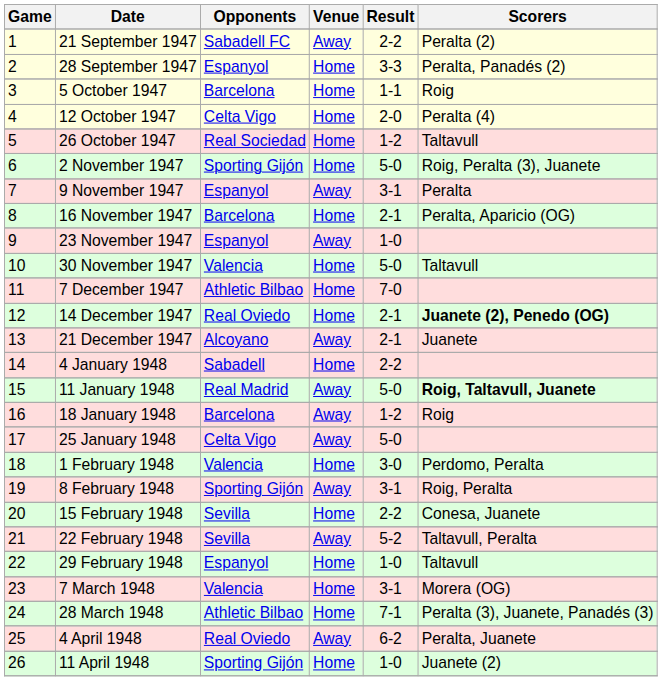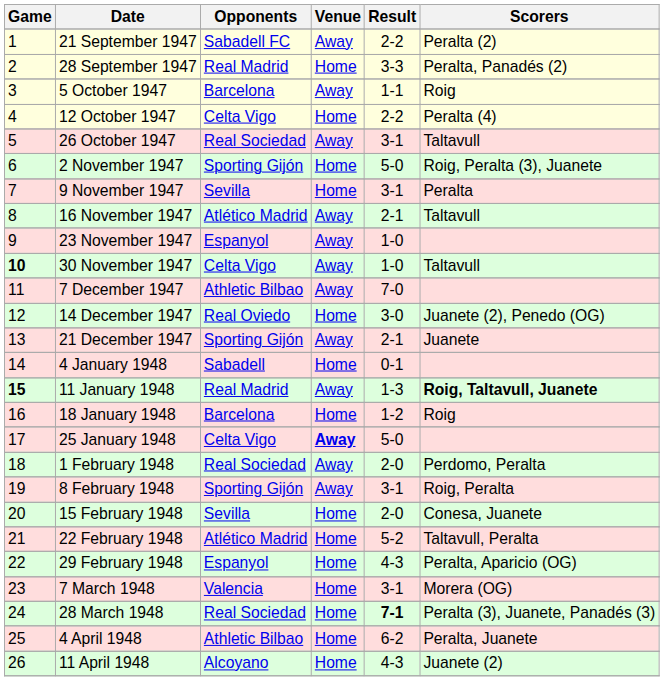(236, 66) Espanyol -> (246, 66) Real Madrid
(334, 91) Home -> (334, 91) Away
(390, 116) 2-0 -> (392, 116) 2-2
(334, 141) Home -> (334, 141) Away
(390, 141) 1-2 -> (392, 141) 3-1
(236, 191) Espanyol -> (227, 191) Sevilla
(332, 191) Away -> (336, 191) Home
(239, 215) Barcelona -> (256, 215) Atlético Madrid
(334, 215) Home -> (334, 215) Away
(498, 215) Peralta, Aparicio (OG) -> (452, 215) Taltavull
(17, 265) normal -> (17, 265) bold
(233, 265) Valencia -> (240, 265) Celta Vigo
(334, 265) Home -> (334, 265) Away
(390, 265) 5-0 -> (392, 265) 1-0
(334, 290) Home -> (334, 290) Away
(390, 315) 2-1 -> (392, 315) 3-0
(515, 315) bold -> (514, 315) normal
(236, 340) Alcoyano -> (254, 340) Sporting Gijón
(390, 365) 2-2 -> (392, 365) 0-1
(17, 389) normal -> (17, 389) bold
(390, 389) 5-0 -> (392, 389) 1-3
(332, 414) Away -> (336, 414) Home
(332, 439) normal -> (335, 439) bold
(233, 464) Valencia -> (255, 464) Real Sociedad
(334, 464) Home -> (334, 464) Away
(390, 464) 3-0 -> (392, 464) 2-0
(390, 514) 2-2 -> (392, 514) 2-0
(227, 539) Sevilla -> (256, 539) Atlético Madrid
(332, 539) Away -> (336, 539) Home
(390, 564) 1-0 -> (392, 564) 4-3
(450, 564) Taltavull -> (500, 564) Peralta, Aparicio (OG)
(254, 613) Athletic Bilbao -> (255, 613) Real Sociedad
(390, 613) normal -> (392, 613) bold
(247, 638) Real Oviedo -> (254, 638) Athletic Bilbao
(332, 638) Away -> (336, 638) Home
(254, 663) Sporting Gijón -> (236, 663) Alcoyano
(390, 663) 1-0 -> (392, 663) 4-3
